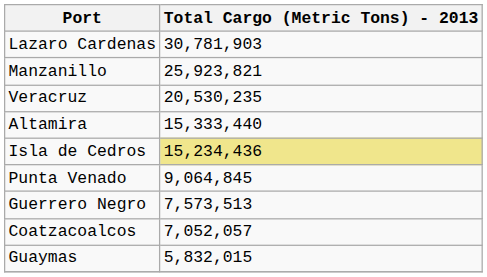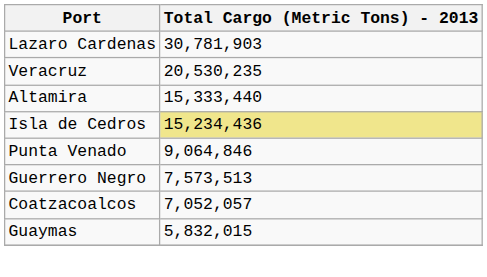- row: (58, 71)
(208, 178) 9,064,845 -> (208, 151) 9,064,846
